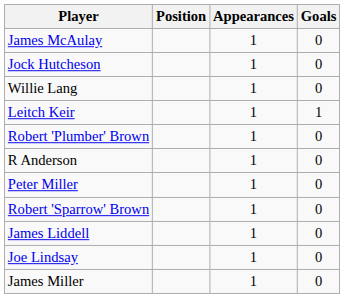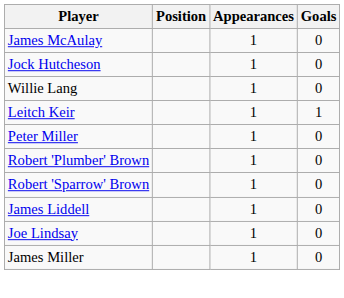rows swapped: (43, 185) <-> (79, 137)
- row: (42, 161)
